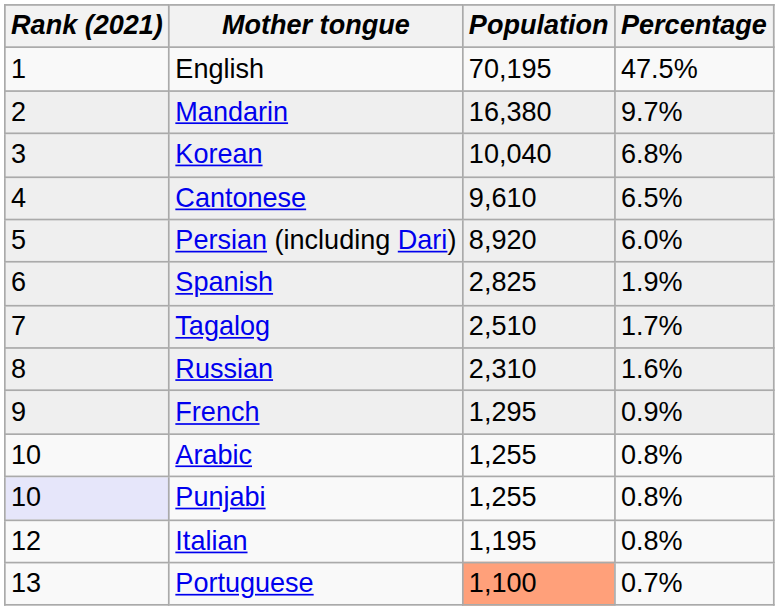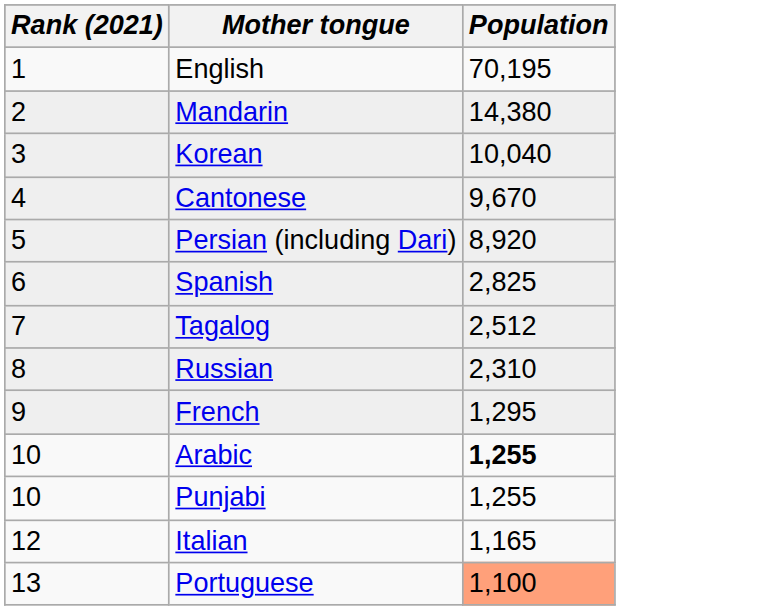- column: (694, 25)
(510, 111) 16,380 -> (510, 111) 14,380
(503, 197) 9,610 -> (503, 197) 9,670
(503, 326) 2,510 -> (503, 326) 2,512
(503, 454) normal -> (503, 454) bold
(26, 497) lavender background -> (26, 497) no background
(503, 540) 1,195 -> (503, 540) 1,165
